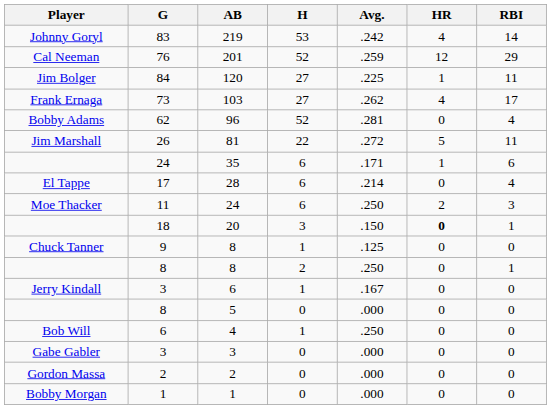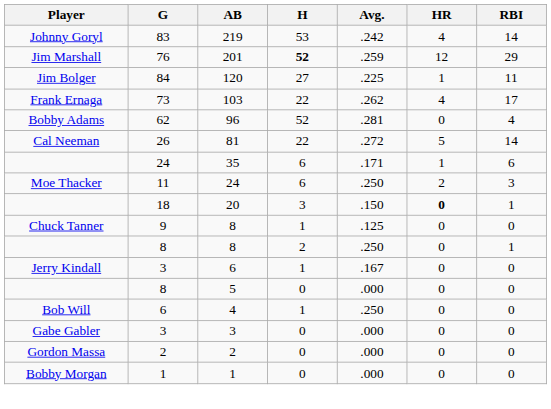(66, 57) Cal Neeman -> (66, 57) Jim Marshall
(302, 57) normal -> (302, 57) bold
(302, 99) 27 -> (302, 99) 22
(66, 141) Jim Marshall -> (66, 141) Cal Neeman
(511, 141) 11 -> (511, 141) 14
- row: (163, 183)
